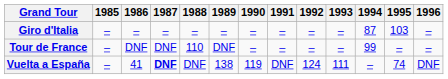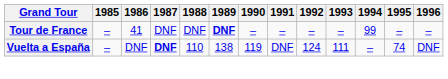- row: (48, 30)
(136, 47) DNF -> (136, 30) 41
(195, 47) 110 -> (195, 30) DNF
(224, 47) normal -> (224, 30) bold
(136, 64) 41 -> (136, 47) DNF
(195, 64) DNF -> (195, 47) 110
